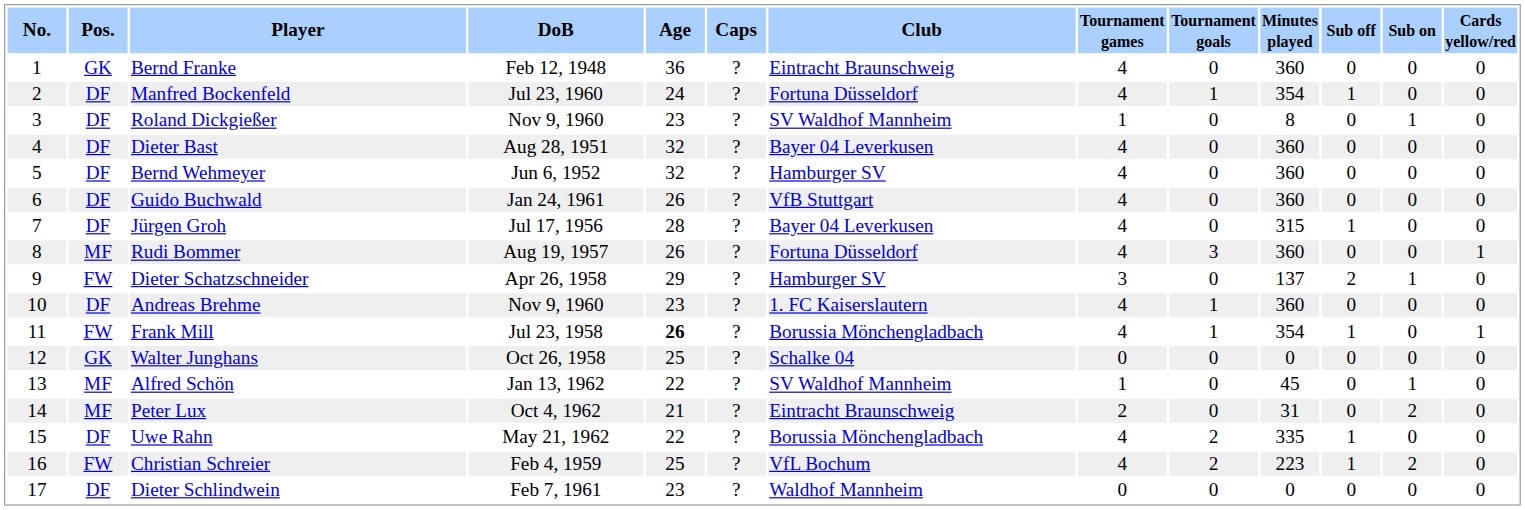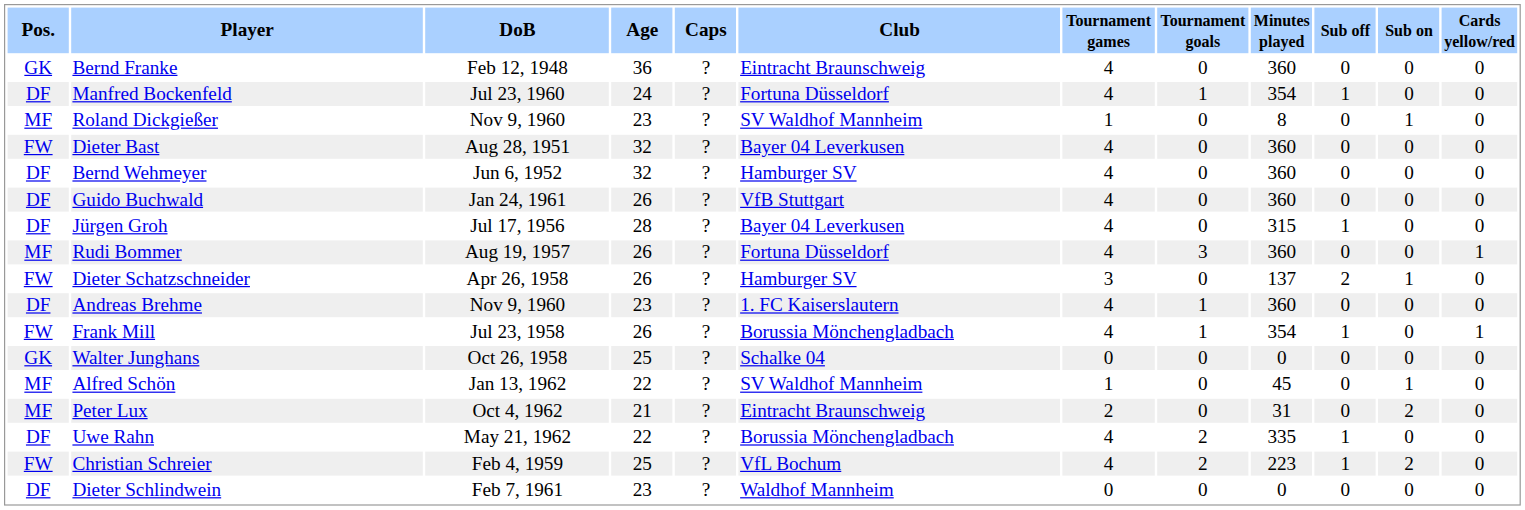- column: (37, 30)
(98, 120) DF -> (38, 120) MF
(98, 146) DF -> (38, 146) FW
(675, 278) 29 -> (642, 278) 26
(675, 331) bold -> (642, 331) normal
